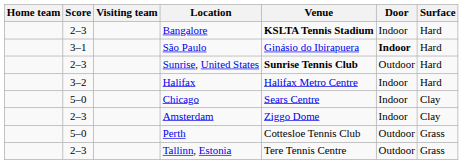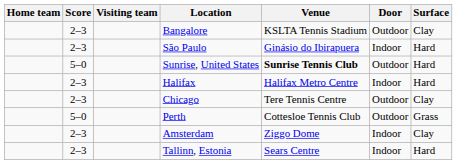(319, 30) bold -> (316, 30) normal
(393, 30) Indoor -> (390, 30) Outdoor
(431, 30) Hard -> (424, 30) Clay
(78, 47) 3–1 -> (78, 47) 2–3
(395, 47) bold -> (387, 47) normal
(78, 64) 2–3 -> (78, 64) 5–0
(78, 82) 3–2 -> (78, 82) 2–3
(78, 99) 5–0 -> (78, 99) 2–3
(292, 99) Sears Centre -> (305, 99) Tere Tennis Centre
(393, 99) Indoor -> (390, 99) Outdoor
rows swapped: (174, 133) <-> (188, 116)
(305, 151) Tere Tennis Centre -> (292, 151) Sears Centre
(397, 151) Outdoor -> (387, 151) Indoor
(432, 151) Grass -> (424, 151) Hard
